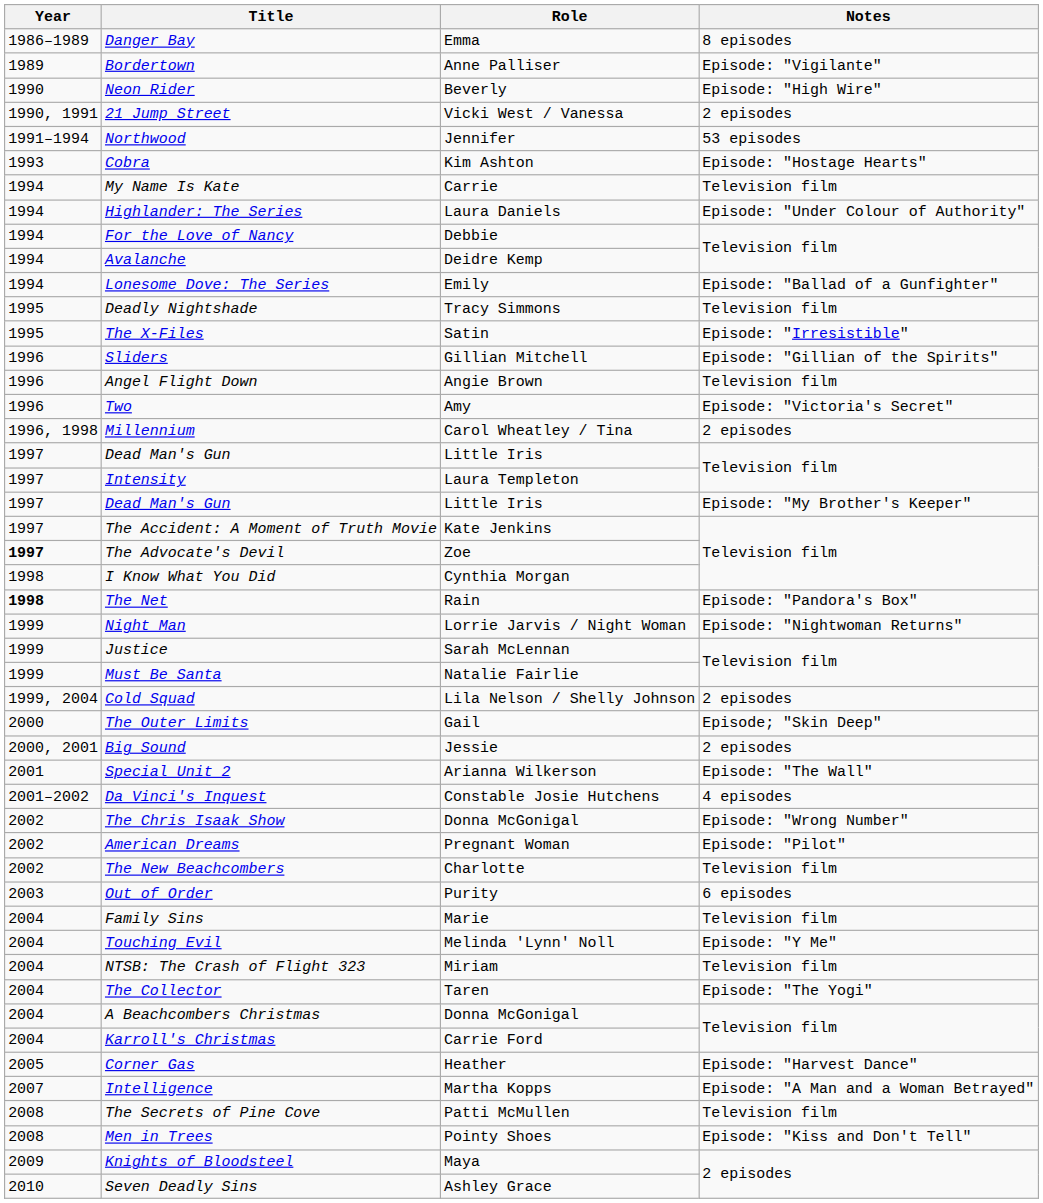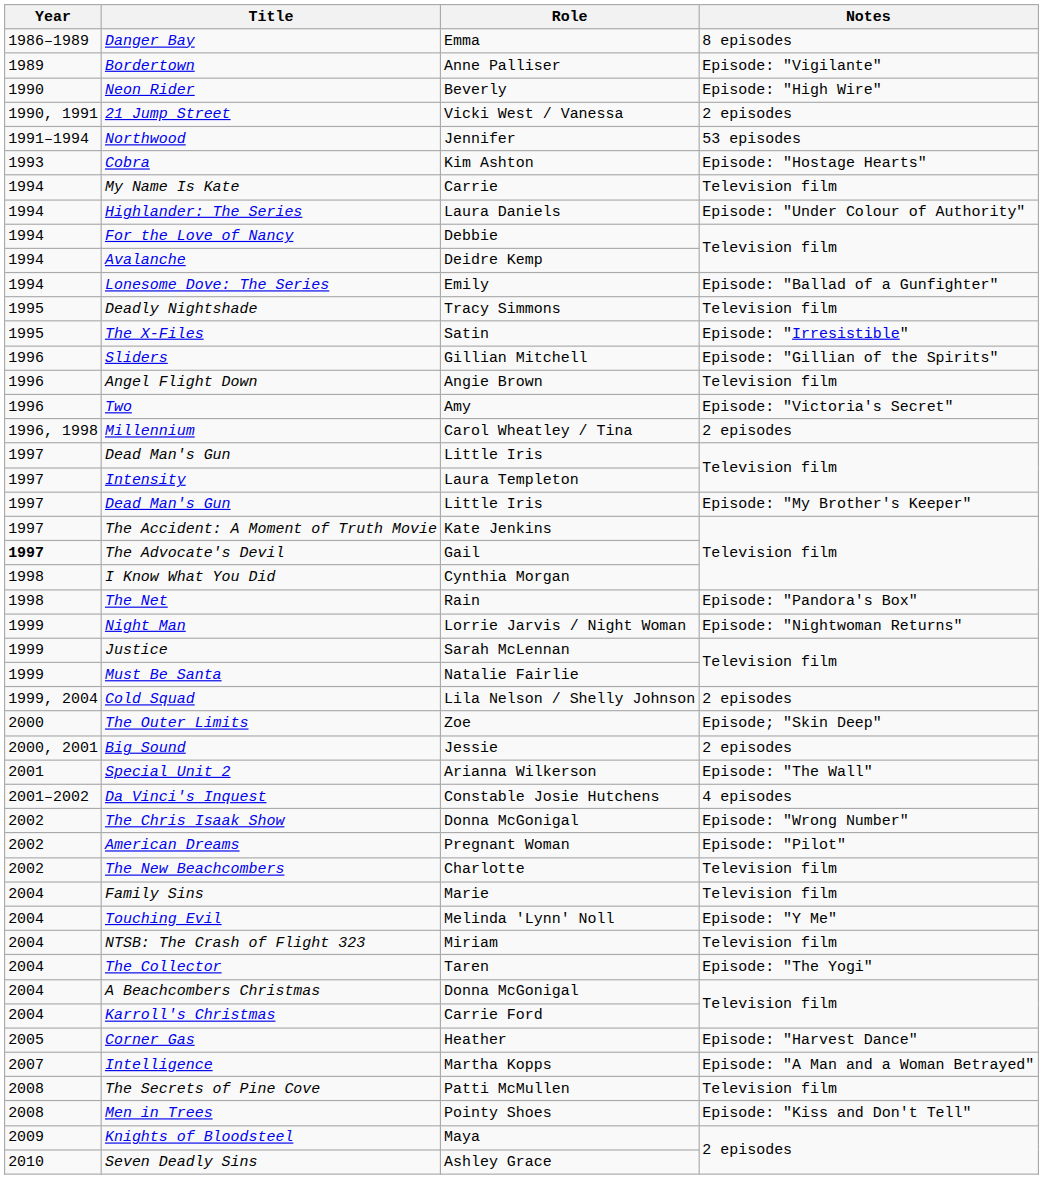(457, 553) Zoe -> (462, 553) Gail
(26, 602) bold -> (26, 602) normal
(462, 723) Gail -> (457, 723) Zoe
- row: (159, 894)
